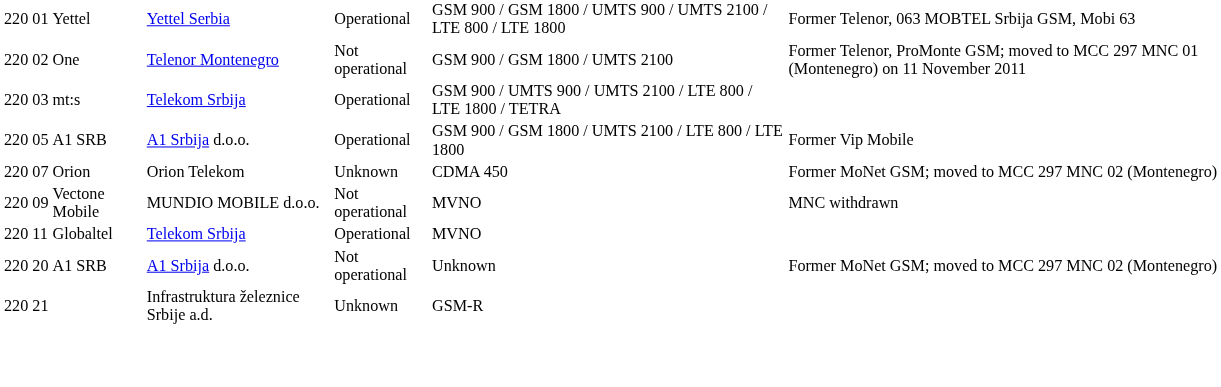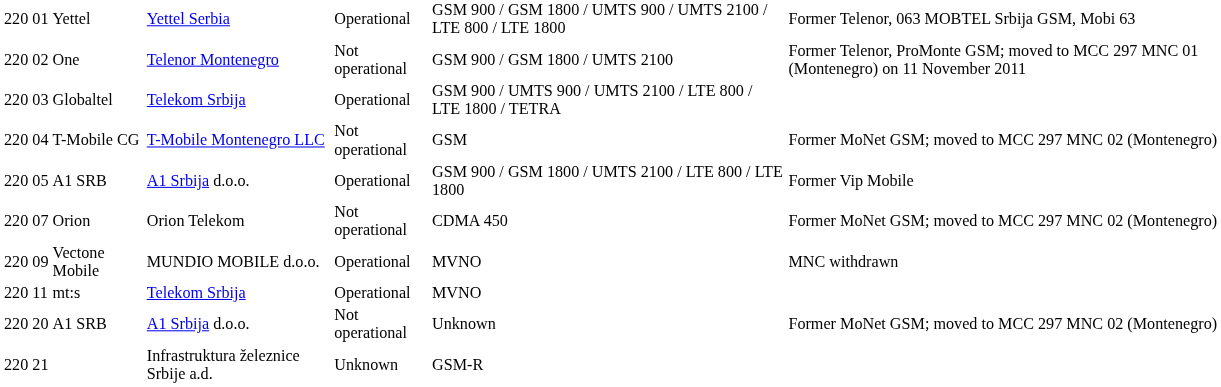(66, 100) mt:s -> (83, 100) Globaltel
+ row: (40, 140)
(366, 171) Unknown -> (371, 221) Not operational
(371, 203) Not operational -> (372, 261) Operational
(83, 234) Globaltel -> (66, 292) mt:s
